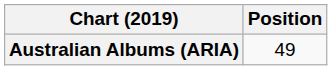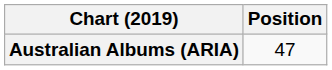(285, 49) 49 -> (285, 49) 47
